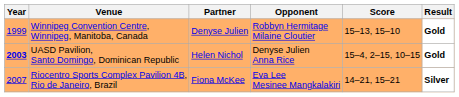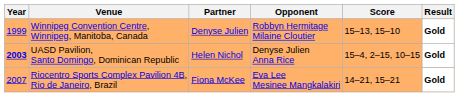(437, 80) Silver -> (435, 80) Gold
